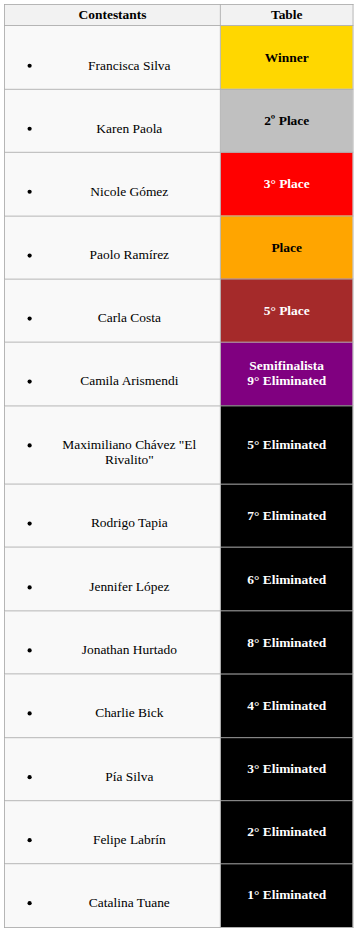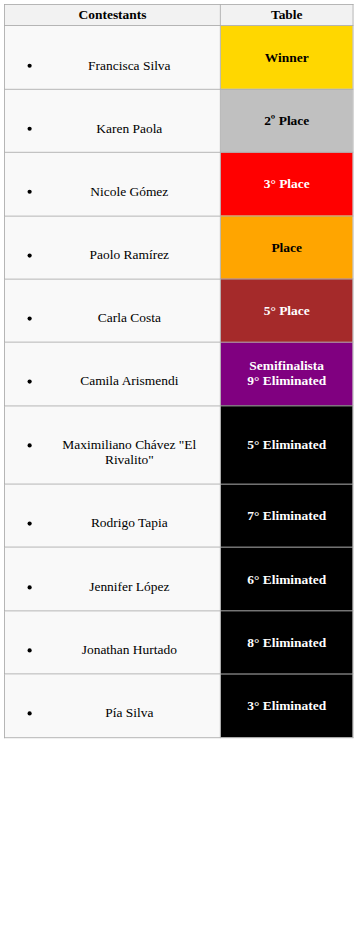- row: (113, 713)
- row: (113, 840)
- row: (113, 903)
